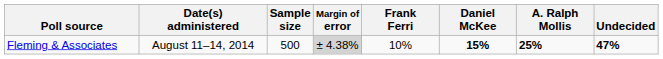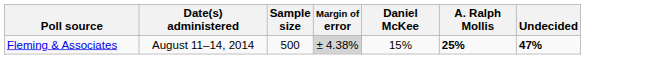- column: (400, 20)
(478, 44) bold -> (400, 44) normal
